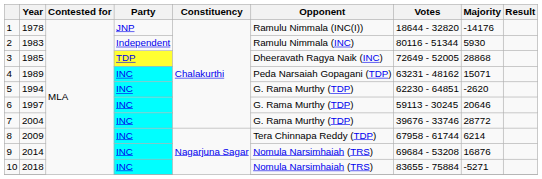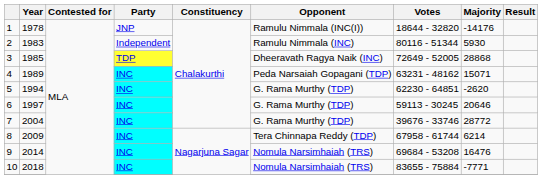(477, 151) 16876 -> (477, 151) 16476
(476, 167) -5271 -> (476, 167) -7771
